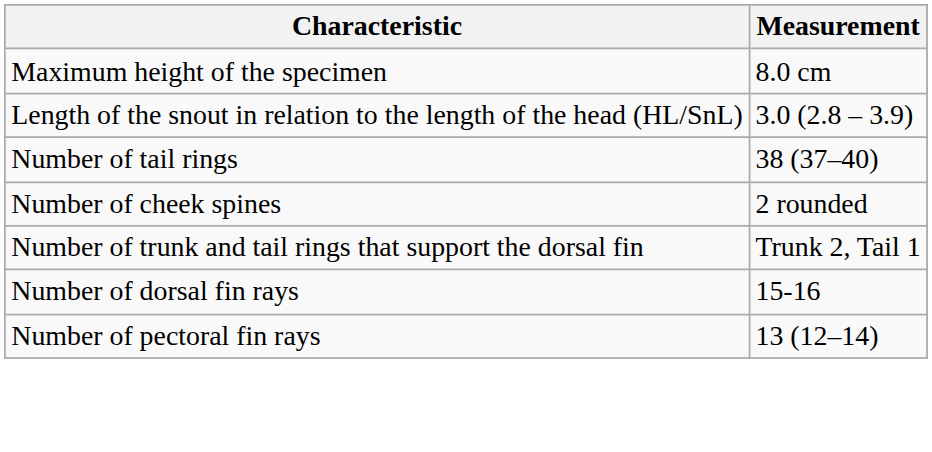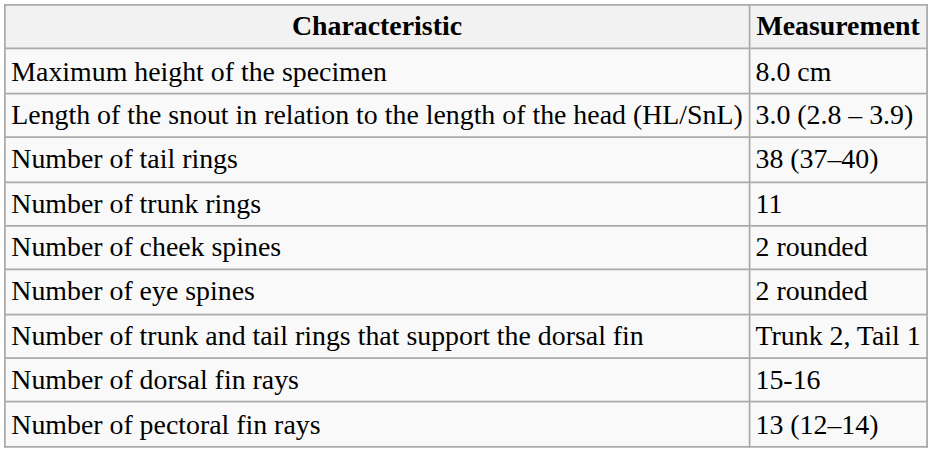+ row: (136, 203)
+ row: (133, 291)
